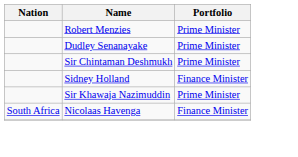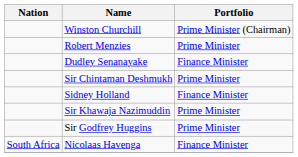+ row: (103, 29)
(209, 45) Prime Minister -> (213, 62) Finance Minister
+ row: (108, 128)
